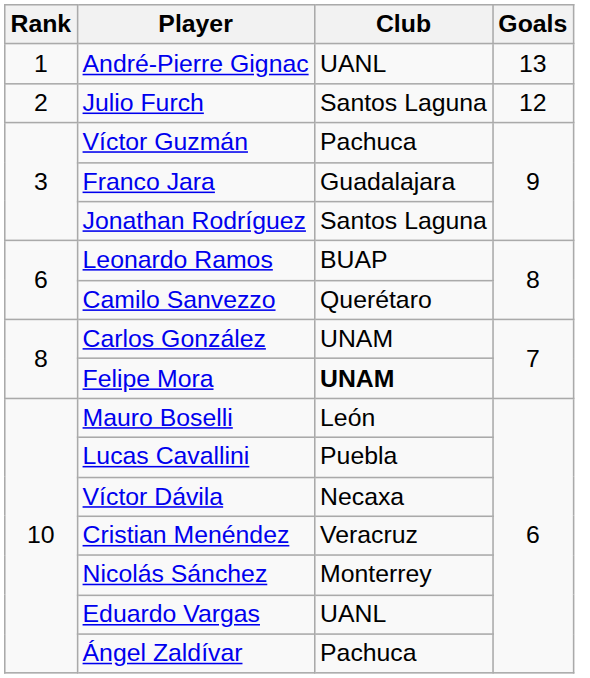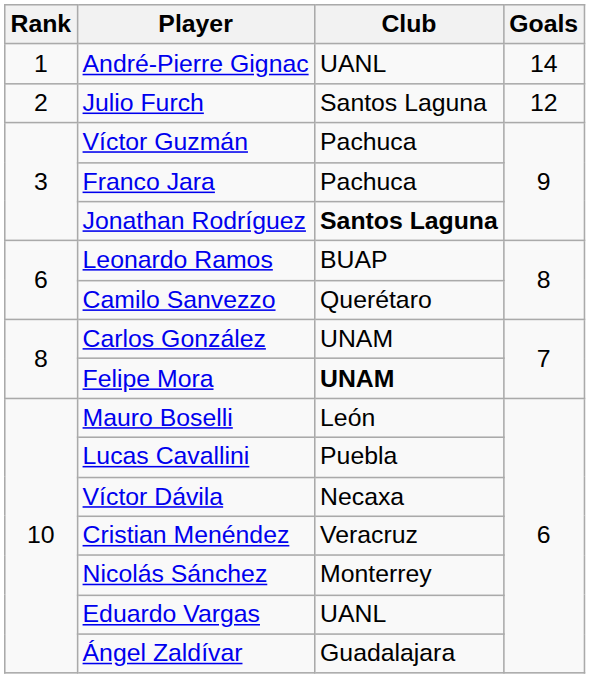(533, 63) 13 -> (544, 63) 14
(388, 181) Guadalajara -> (368, 181) Pachuca
(403, 220) normal -> (409, 220) bold
(368, 653) Pachuca -> (388, 653) Guadalajara
